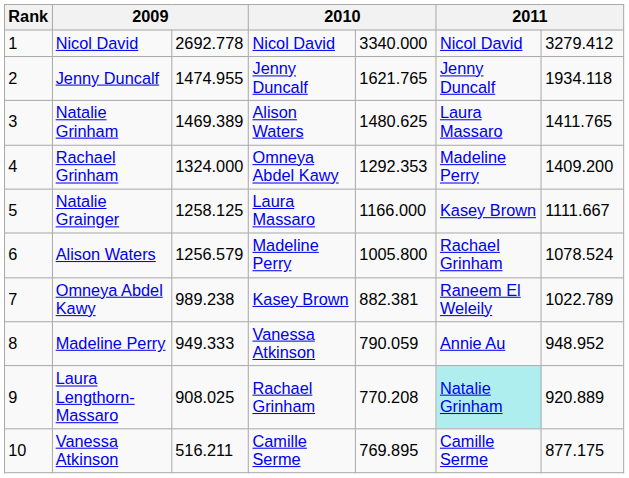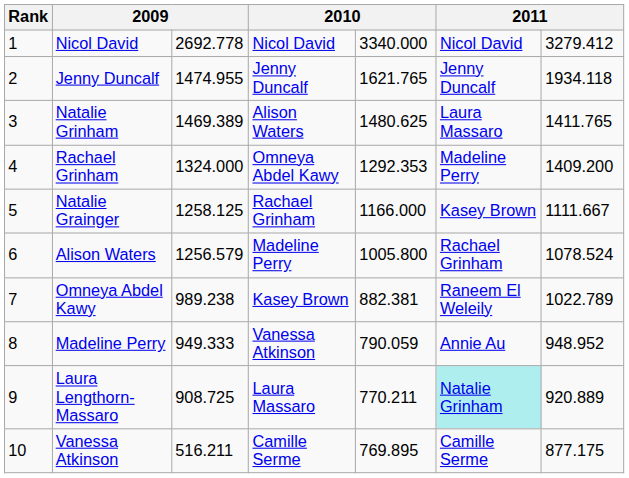(284, 211) Laura Massaro -> (284, 211) Rachael Grinham
(205, 397) 908.025 -> (205, 397) 908.725
(284, 397) Rachael Grinham -> (284, 397) Laura Massaro
(389, 397) 770.208 -> (388, 397) 770.211
